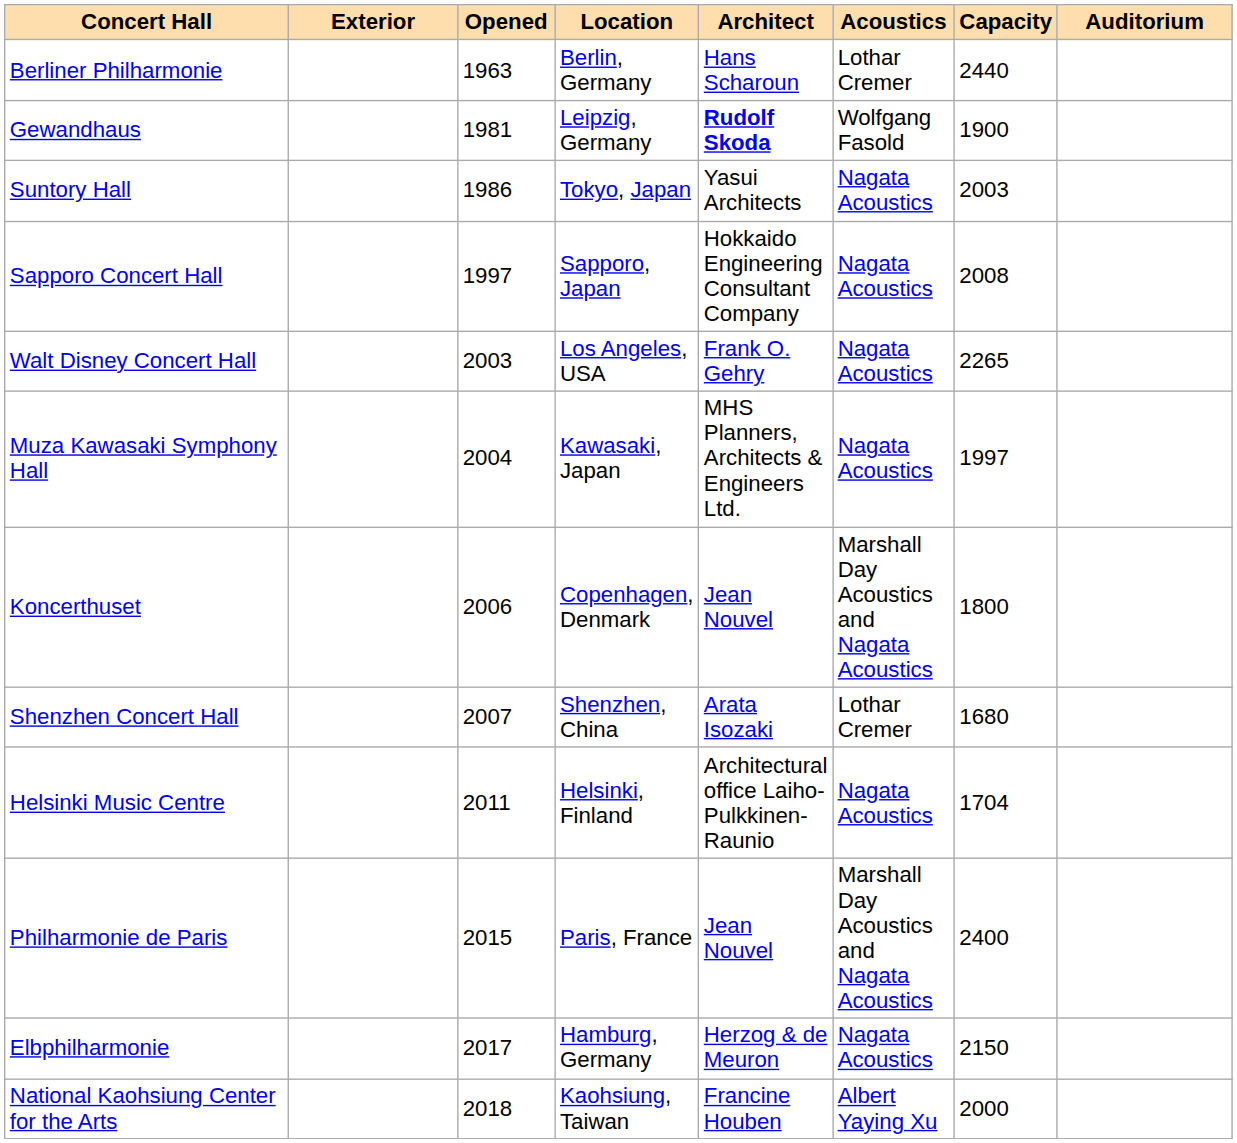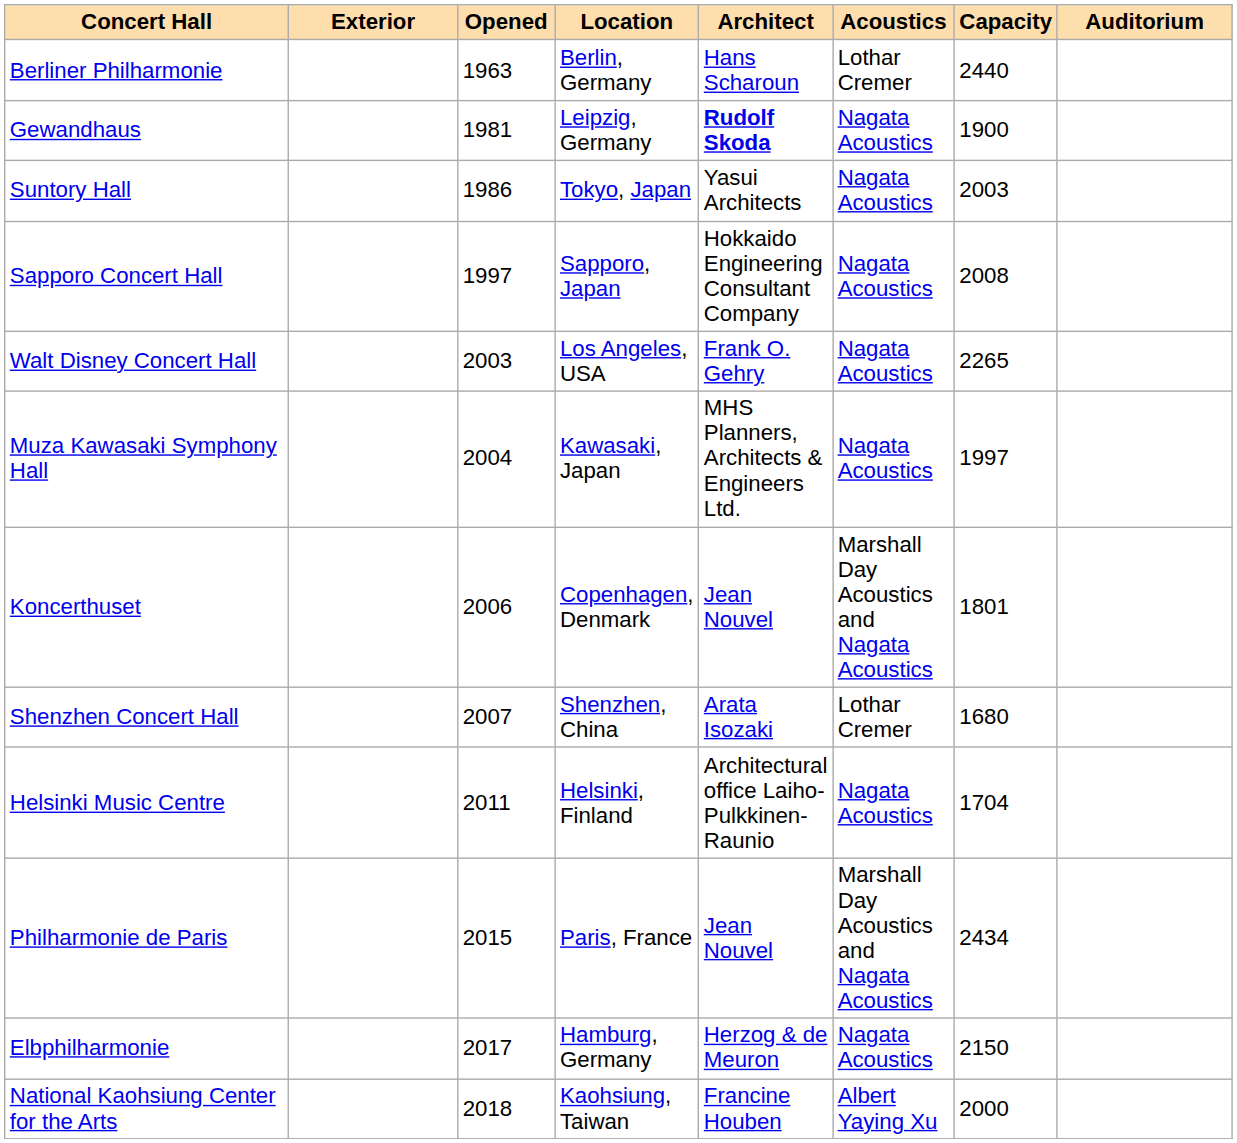(884, 130) Wolfgang Fasold -> (885, 130) Nagata Acoustics
(984, 606) 1800 -> (984, 606) 1801
(984, 937) 2400 -> (984, 937) 2434
